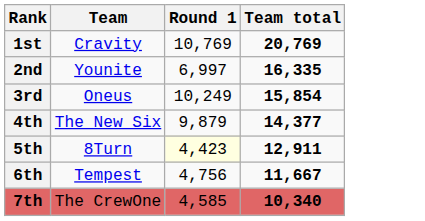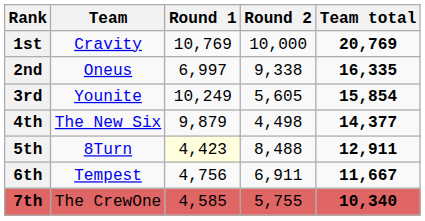+ column: (278, 18)
(108, 70) Younite -> (108, 70) Oneus
(108, 97) Oneus -> (108, 97) Younite
